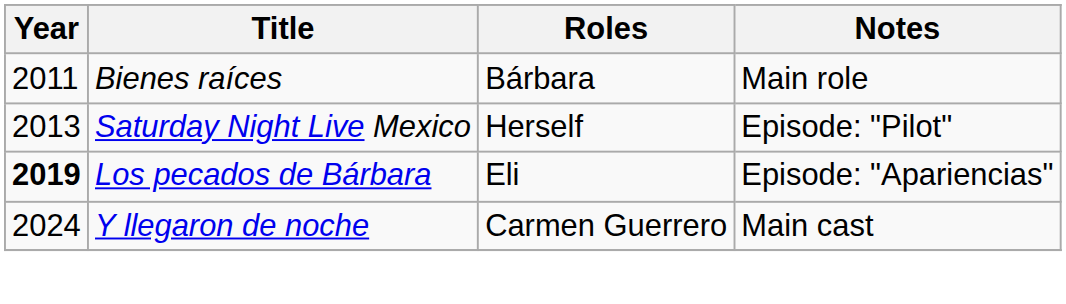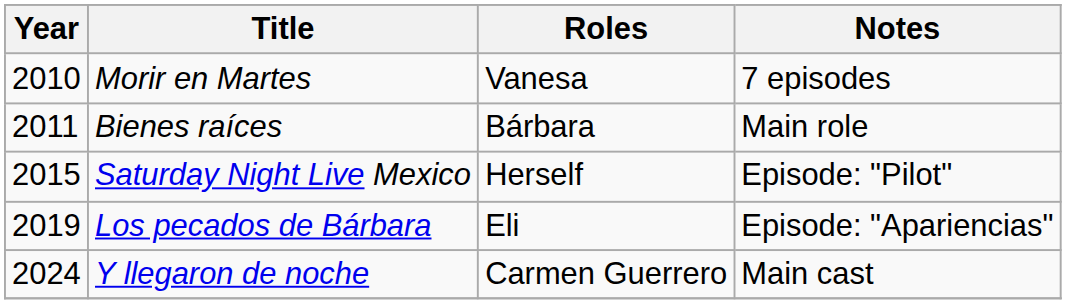+ row: (203, 77)
(46, 126) 2013 -> (46, 175) 2015
(46, 175) bold -> (46, 224) normal
